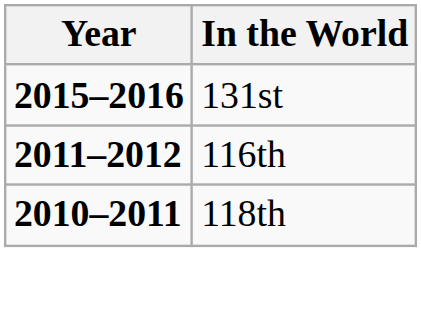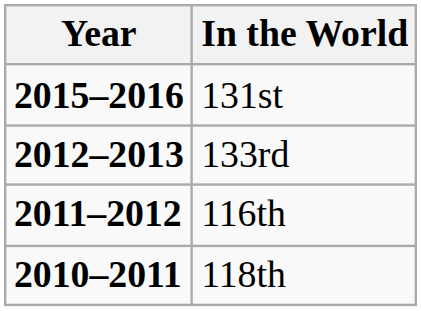+ row: (245, 154)
